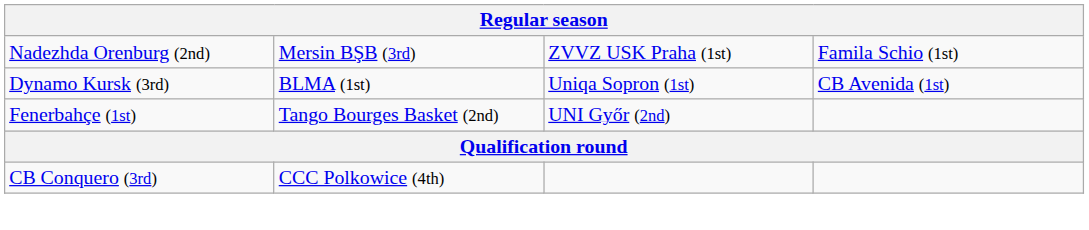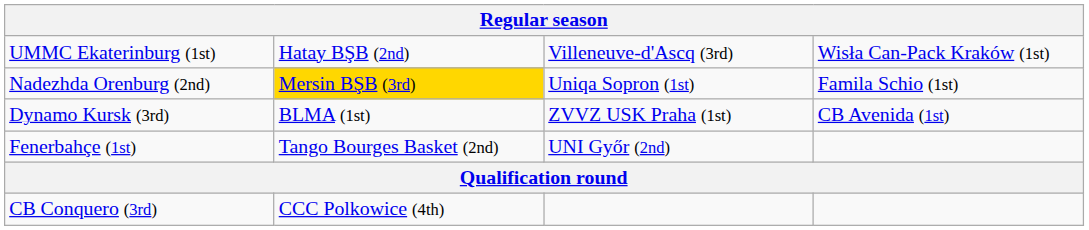+ row: (112, 51)
(347, 51) no background -> (347, 83) gold background
(640, 51) ZVVZ USK Praha (1st) -> (621, 83) Uniqa Sopron (1st)
(621, 83) Uniqa Sopron (1st) -> (640, 114) ZVVZ USK Praha (1st)
